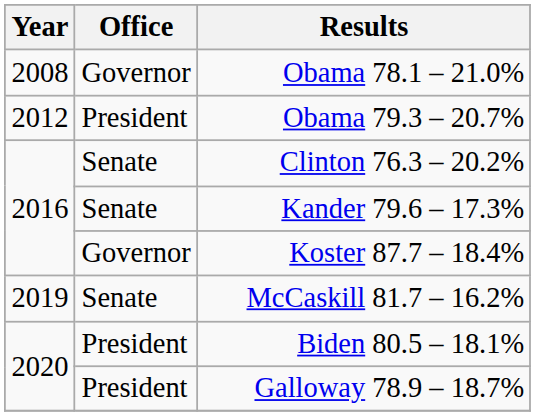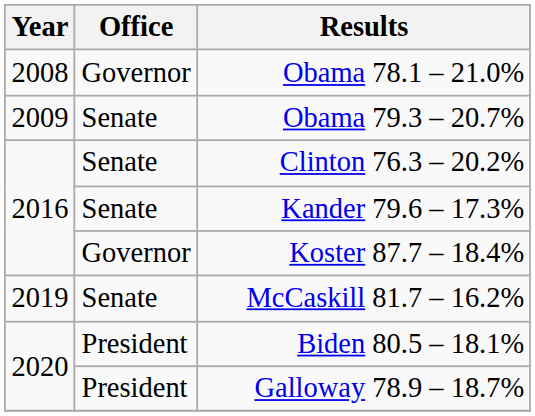(40, 117) 2012 -> (40, 117) 2009
(135, 117) President -> (120, 117) Senate
